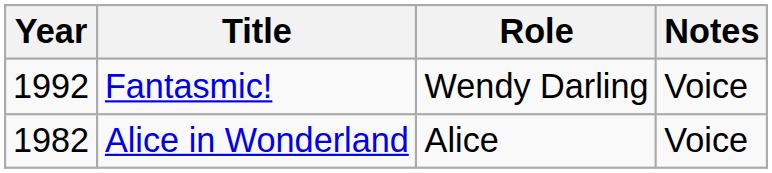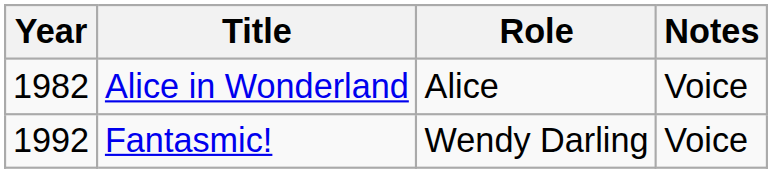rows swapped: (257, 140) <-> (189, 85)
